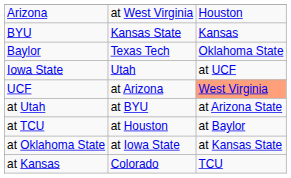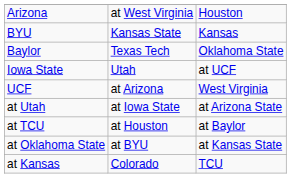(233, 88) lightsalmon background -> (233, 88) no background
(129, 107) at BYU -> (145, 107) at Iowa State
(145, 145) at Iowa State -> (129, 145) at BYU
